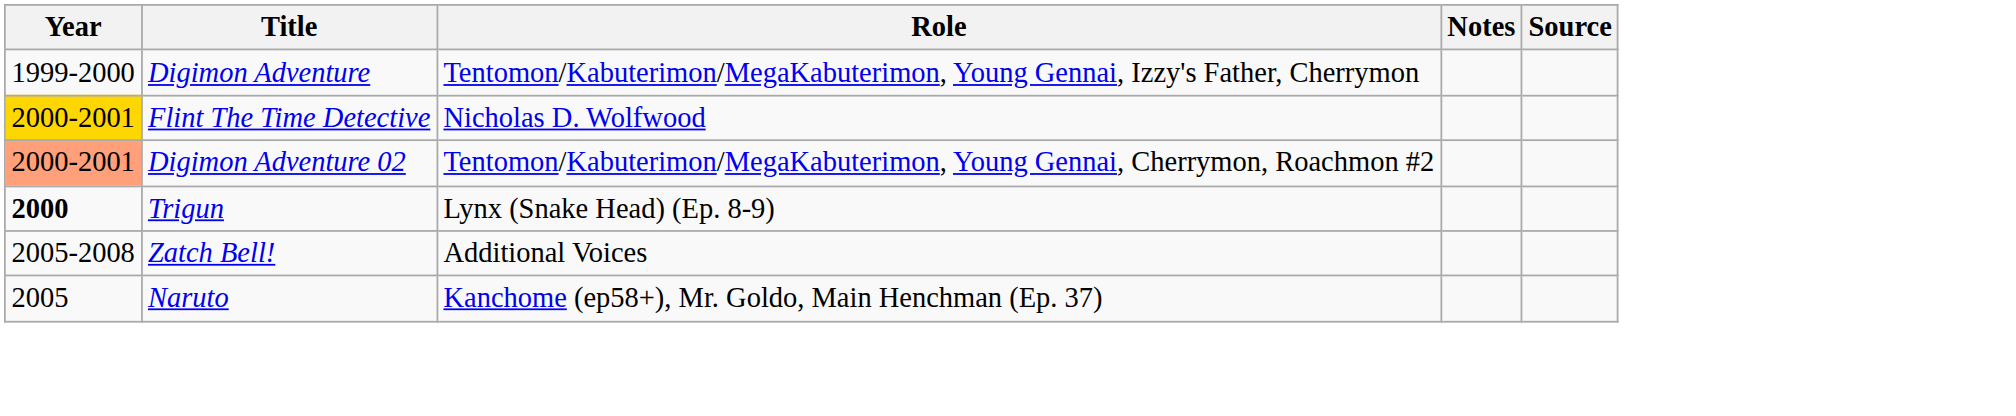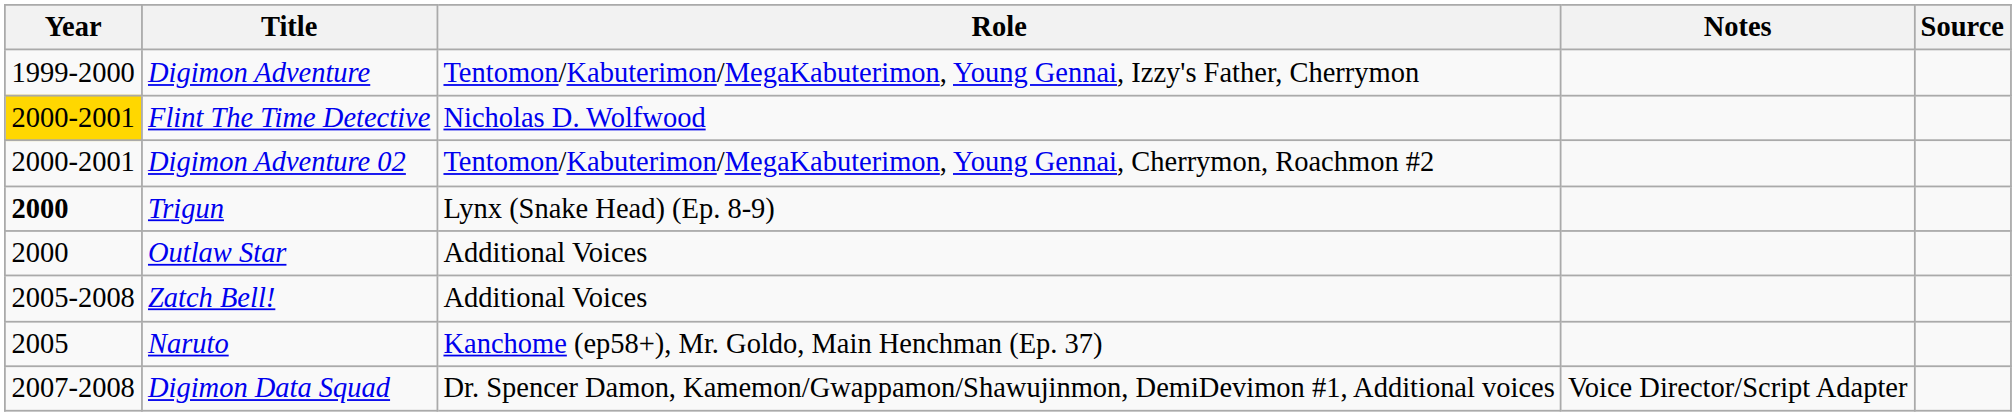(73, 162) lightsalmon background -> (73, 162) no background
+ row: (217, 252)
+ row: (269, 388)
